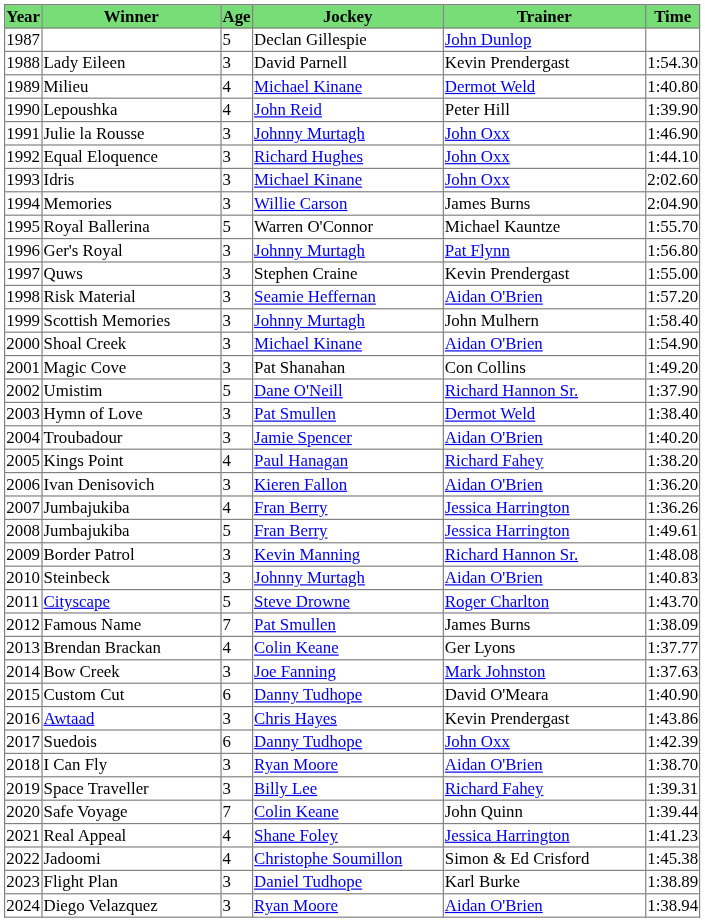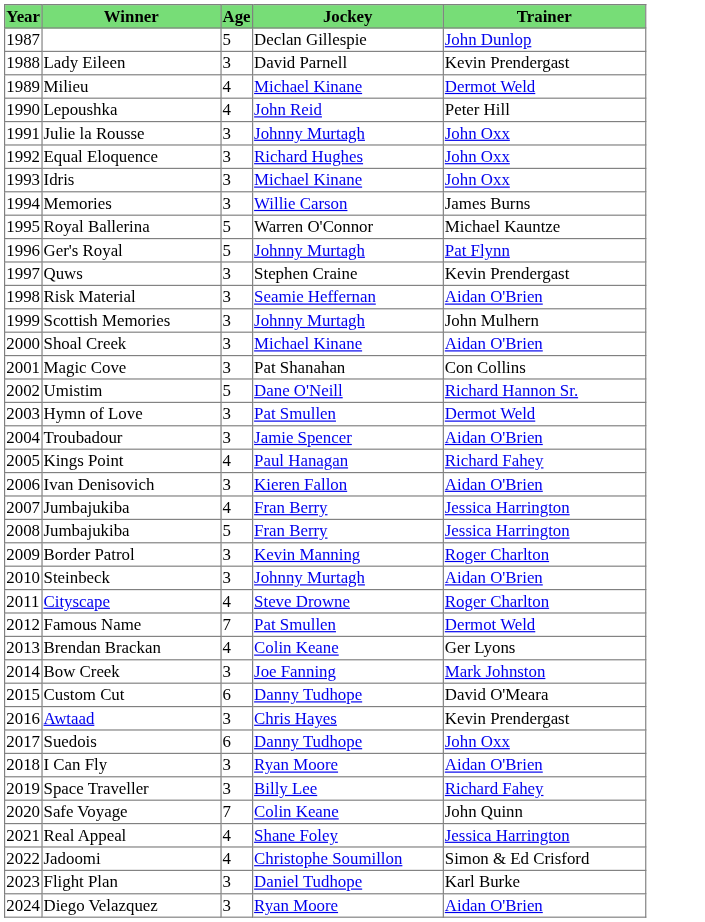- column: (673, 16)
(227, 250) 3 -> (227, 250) 5
(511, 554) Richard Hannon Sr. -> (497, 554) Roger Charlton
(227, 601) 5 -> (227, 601) 4
(488, 624) James Burns -> (490, 624) Dermot Weld
